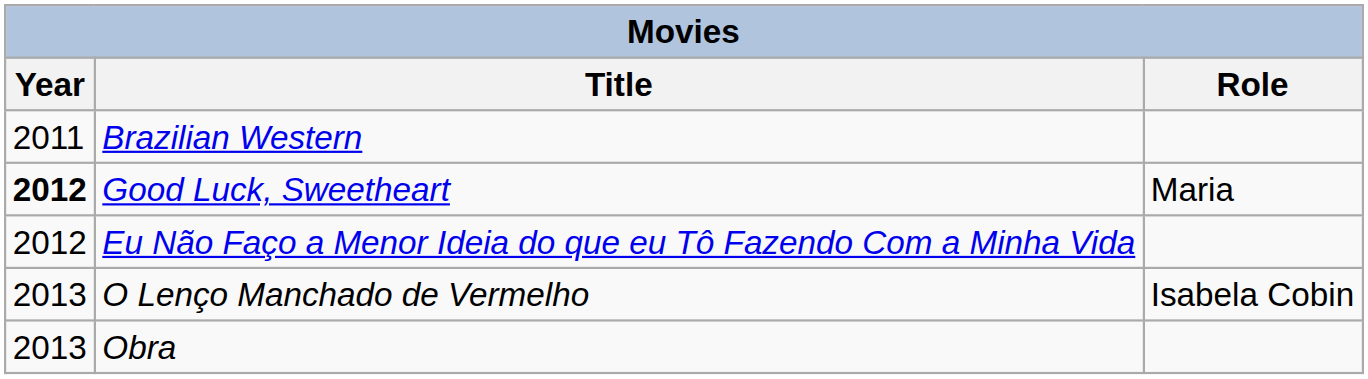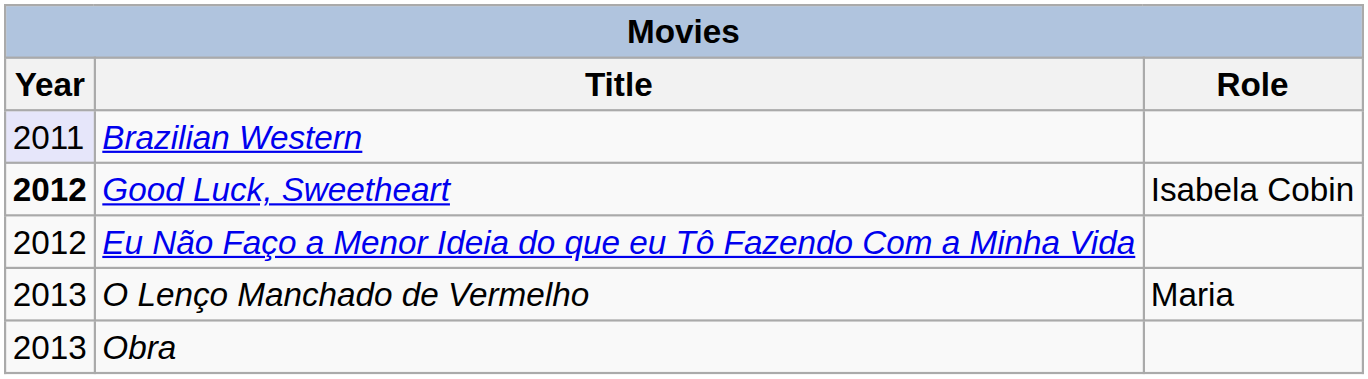(49, 137) no background -> (49, 137) lavender background
(1192, 190) Maria -> (1252, 190) Isabela Cobin
(1252, 295) Isabela Cobin -> (1192, 295) Maria
